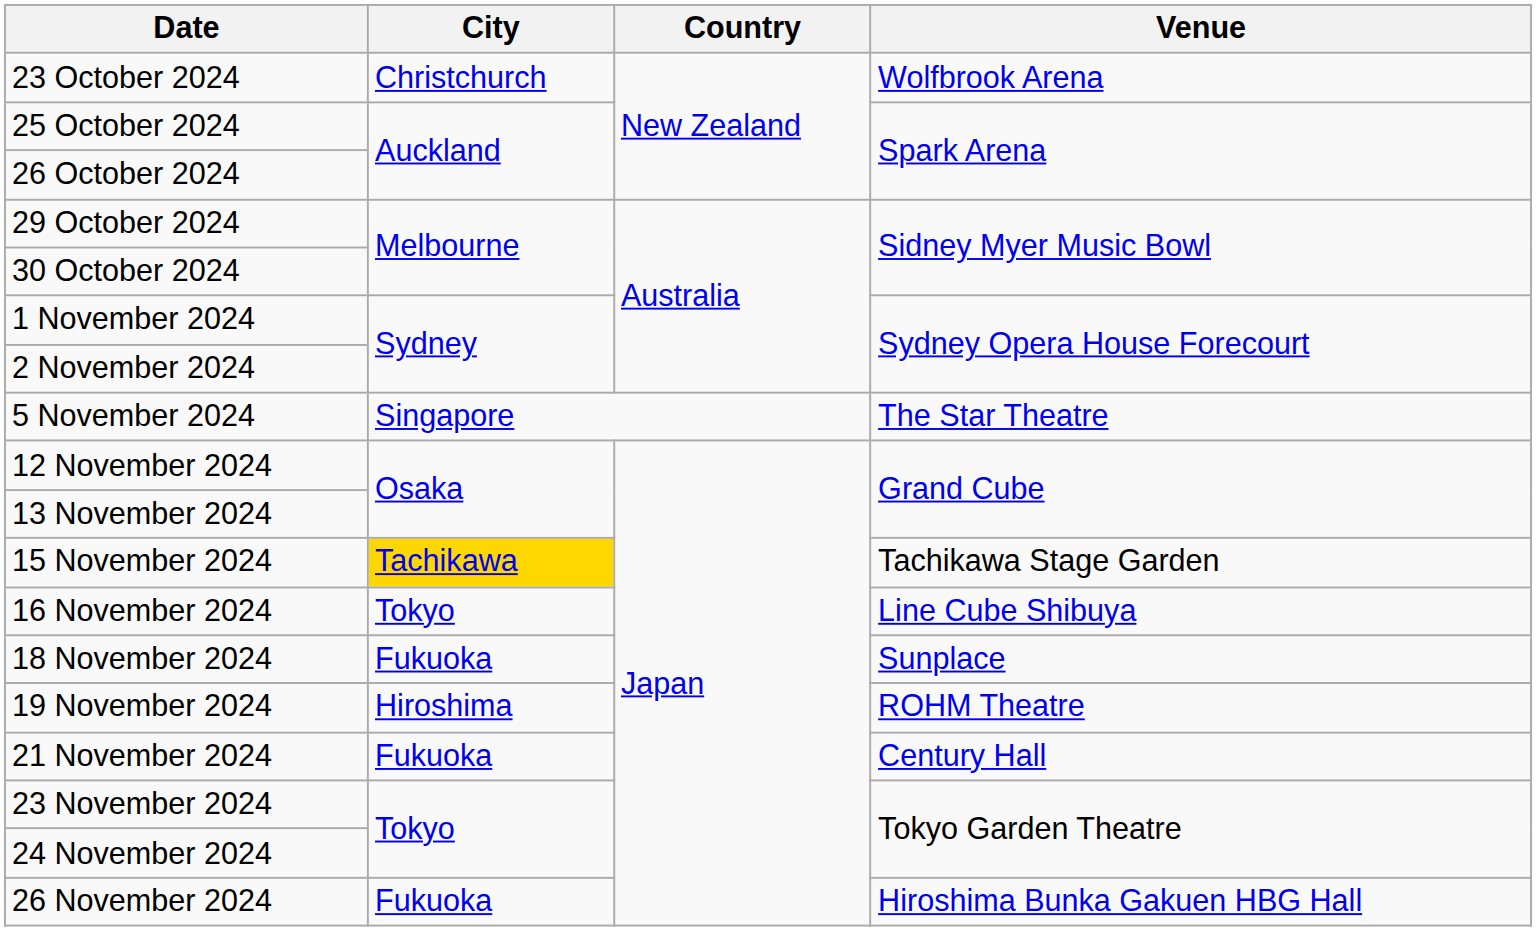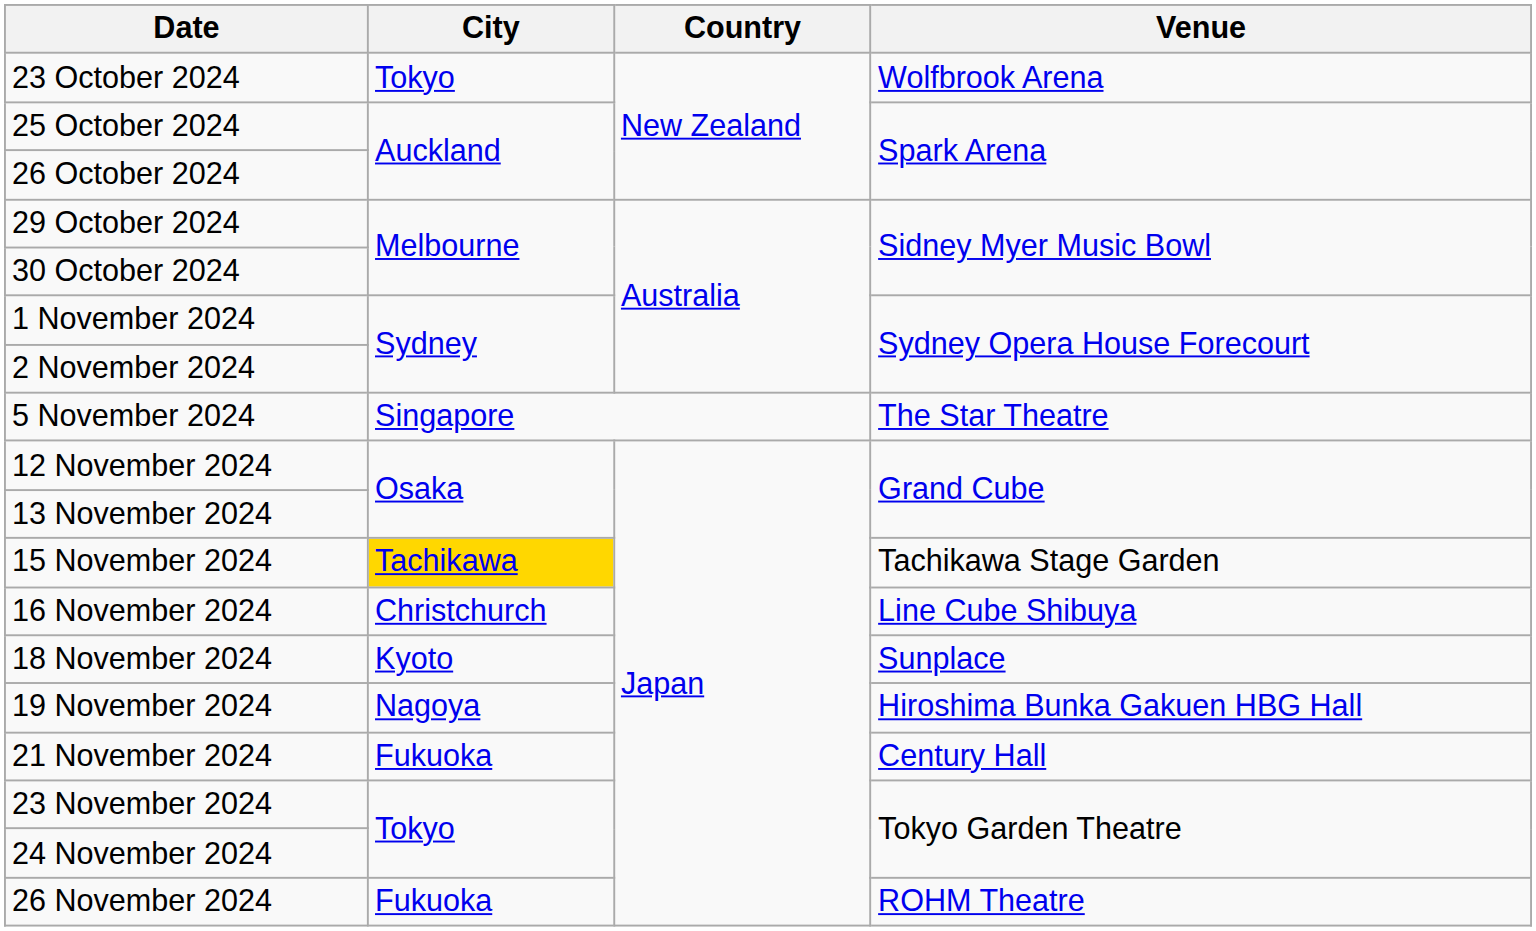(461, 77) Christchurch -> (415, 77) Tokyo
(415, 610) Tokyo -> (461, 610) Christchurch
(434, 658) Fukuoka -> (414, 658) Kyoto
(444, 707) Hiroshima -> (428, 707) Nagoya
(981, 707) ROHM Theatre -> (1120, 707) Hiroshima Bunka Gakuen HBG Hall
(1120, 901) Hiroshima Bunka Gakuen HBG Hall -> (981, 901) ROHM Theatre
